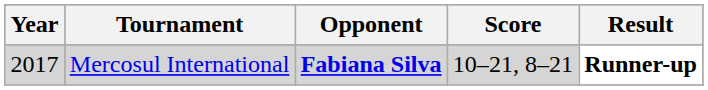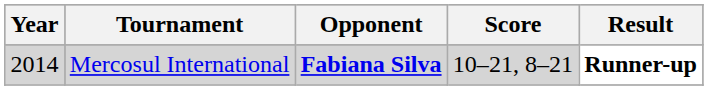(35, 64) 2017 -> (35, 64) 2014
